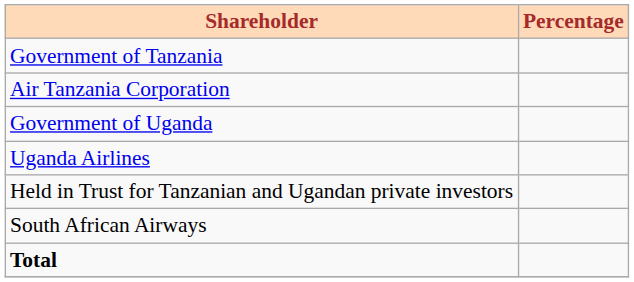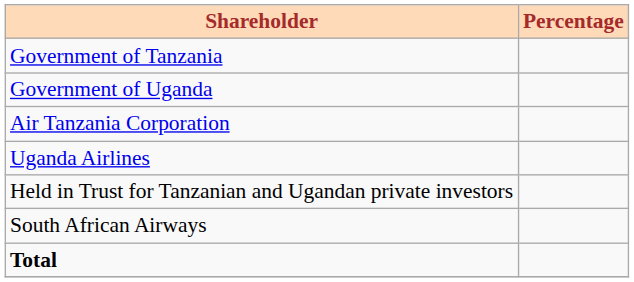rows swapped: (111, 123) <-> (120, 89)
